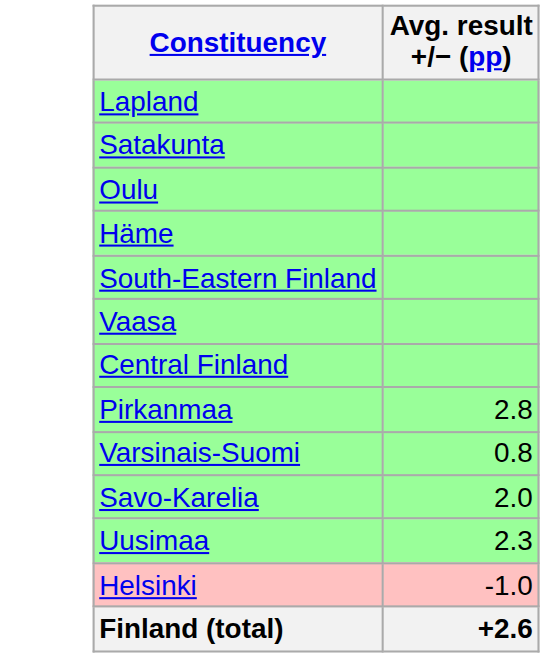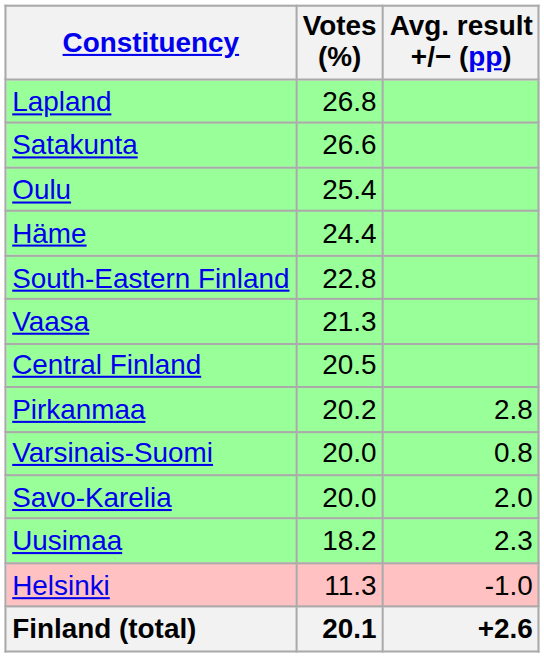+ column: (340, 42)
